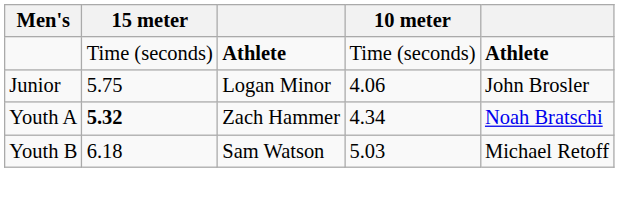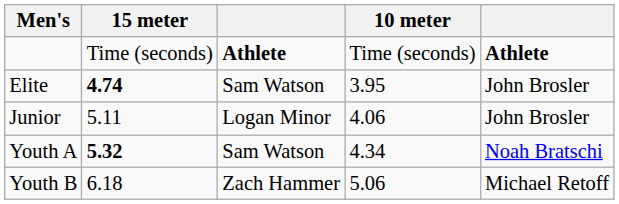+ row: (29, 85)
(105, 85) 5.75 -> (104, 118) 5.11
(281, 118) Zach Hammer -> (273, 150) Sam Watson
(273, 150) Sam Watson -> (281, 183) Zach Hammer
(367, 150) 5.03 -> (367, 183) 5.06
